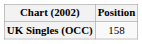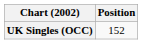(116, 30) 158 -> (116, 30) 152
